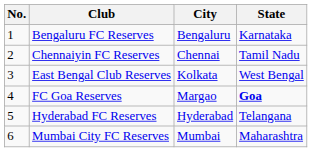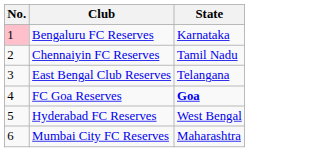- column: (205, 14)
(11, 34) no background -> (11, 34) pink background
(271, 75) West Bengal -> (203, 75) Telangana
(265, 116) Telangana -> (209, 116) West Bengal
